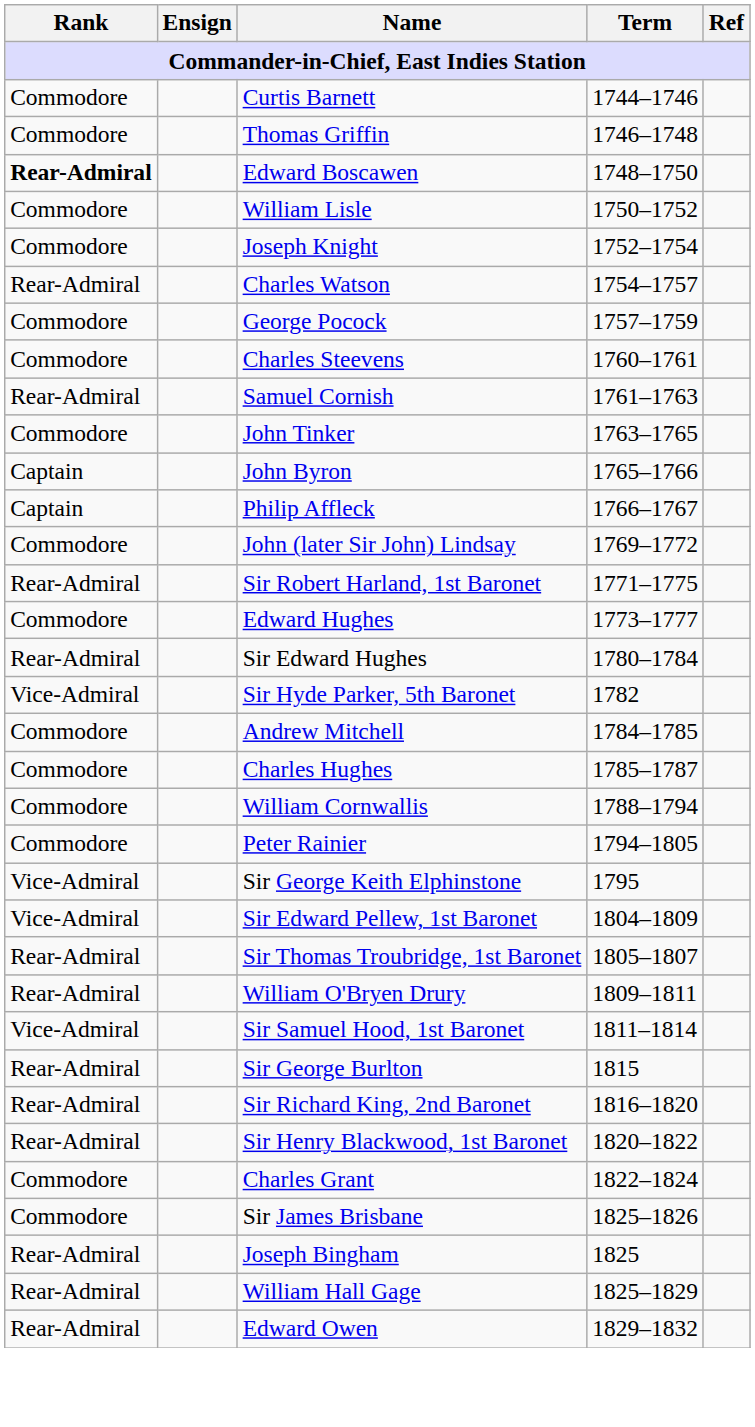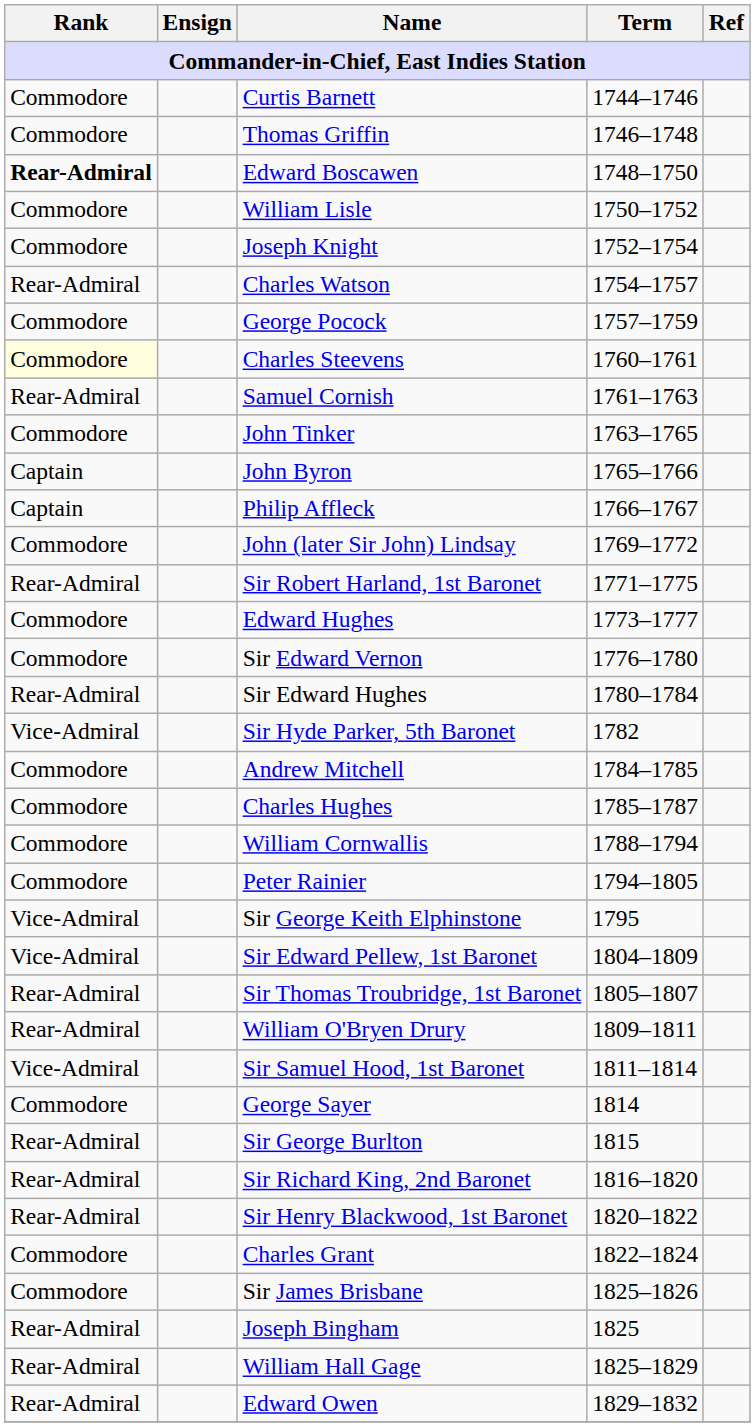(69, 358) no background -> (69, 358) lightyellow background
+ row: (333, 657)
+ row: (307, 1104)
